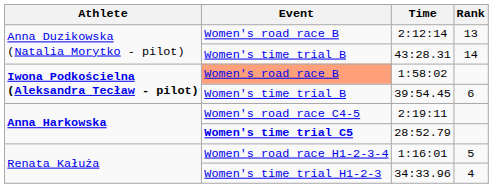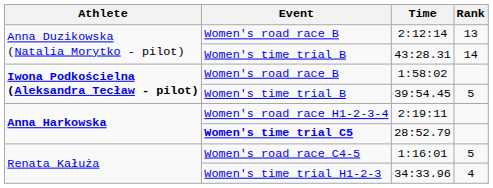(272, 74) lightsalmon background -> (272, 74) no background
(471, 94) 6 -> (471, 94) 5
(282, 113) Women's road race C4-5 -> (296, 113) Women's road race H1-2-3-4
(296, 153) Women's road race H1-2-3-4 -> (282, 153) Women's road race C4-5
